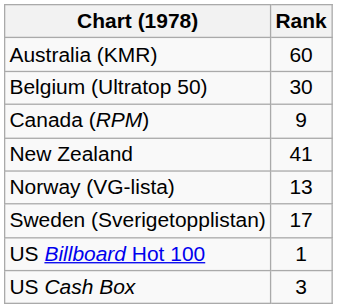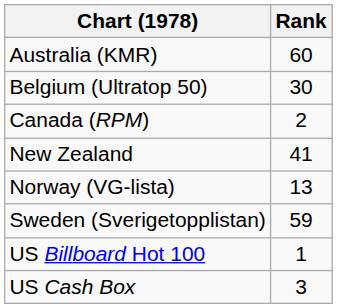(301, 120) 9 -> (301, 120) 2
(301, 220) 17 -> (301, 220) 59
